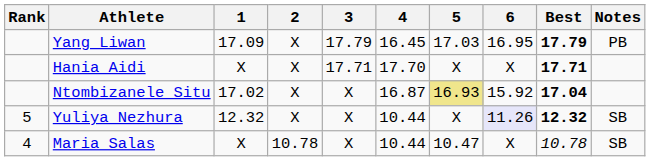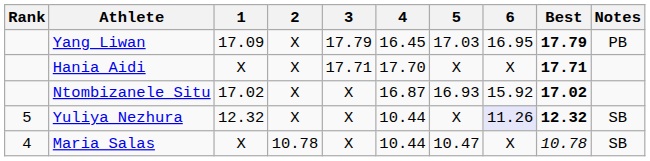(456, 93) khaki background -> (456, 93) no background
(564, 93) 17.04 -> (564, 93) 17.02
